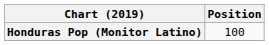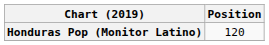(235, 32) 100 -> (235, 32) 120
